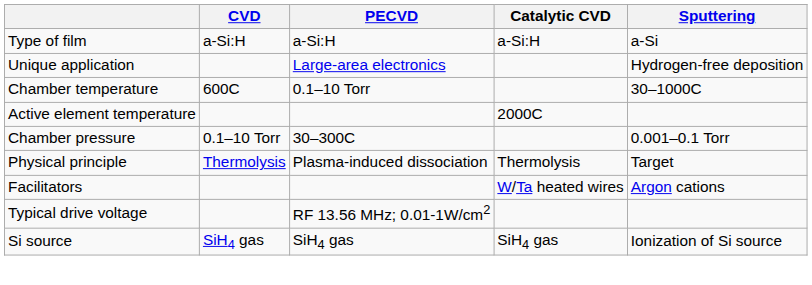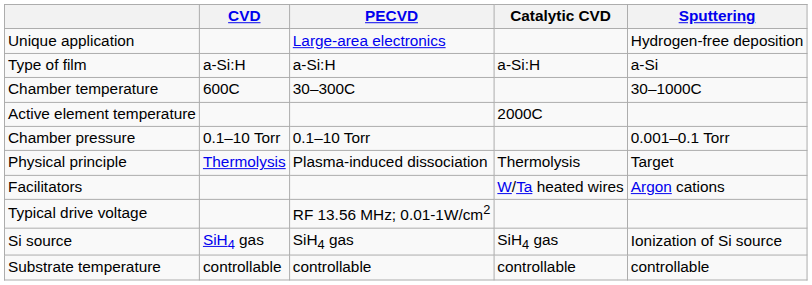rows swapped: (47, 41) <-> (71, 65)
(332, 89) 0.1–10 Torr -> (324, 89) 30–300C
(324, 138) 30–300C -> (332, 138) 0.1–10 Torr
+ row: (84, 267)
